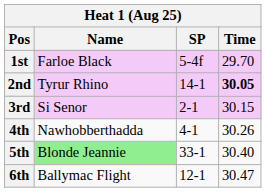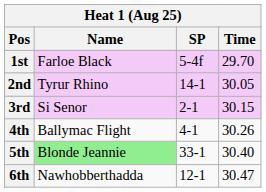(238, 84) bold -> (238, 84) normal
(90, 130) Nawhobberthadda -> (84, 130) Ballymac Flight
(84, 175) Ballymac Flight -> (90, 175) Nawhobberthadda
